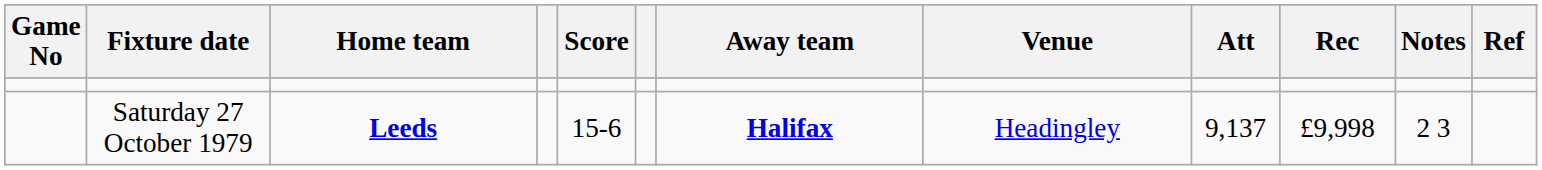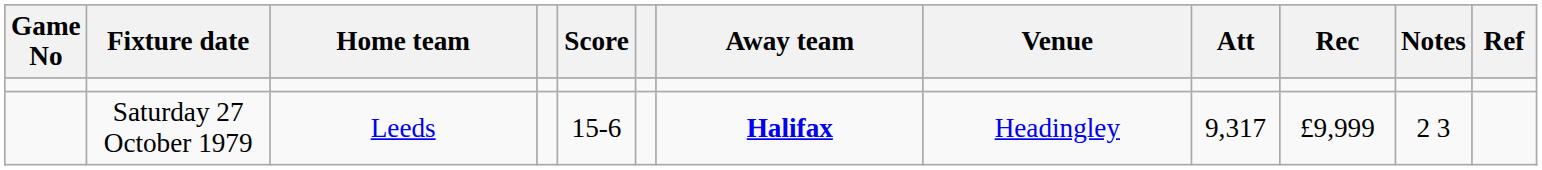(403, 127) bold -> (403, 127) normal
(1236, 127) 9,137 -> (1236, 127) 9,317
(1337, 127) £9,998 -> (1337, 127) £9,999
